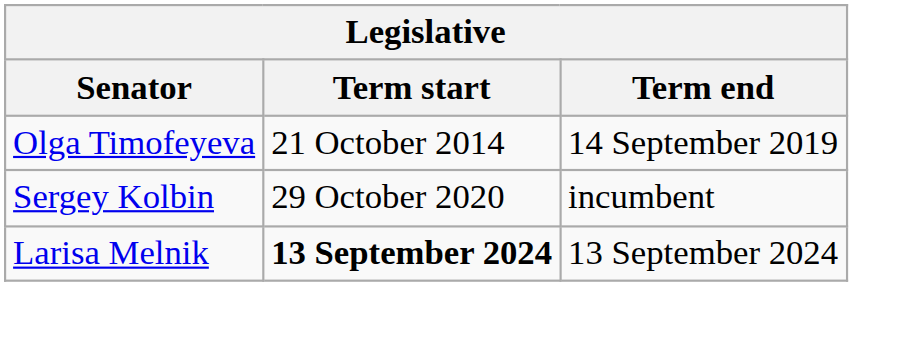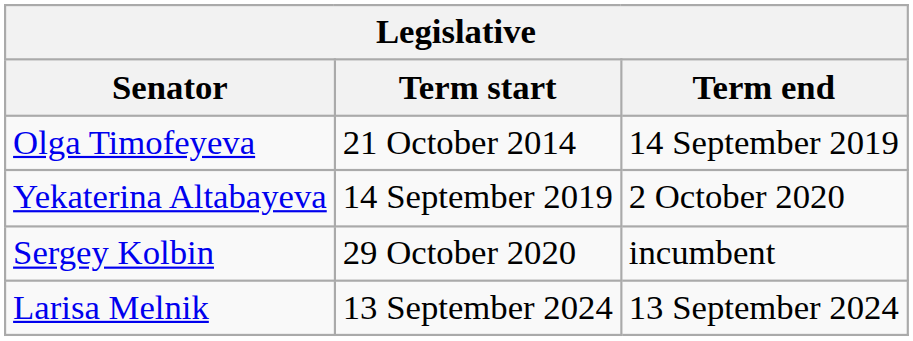+ row: (170, 197)
(412, 252) bold -> (478, 307) normal
